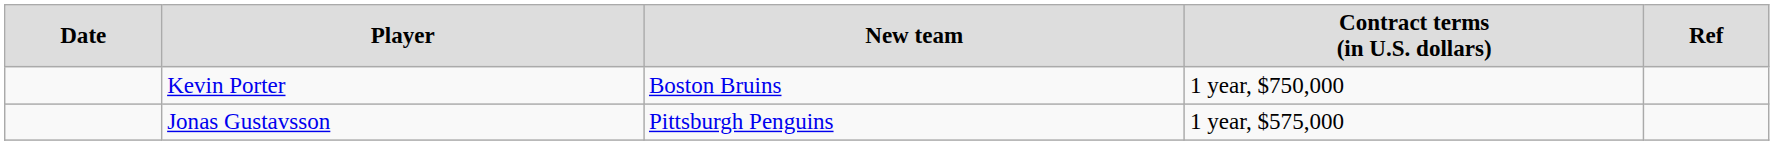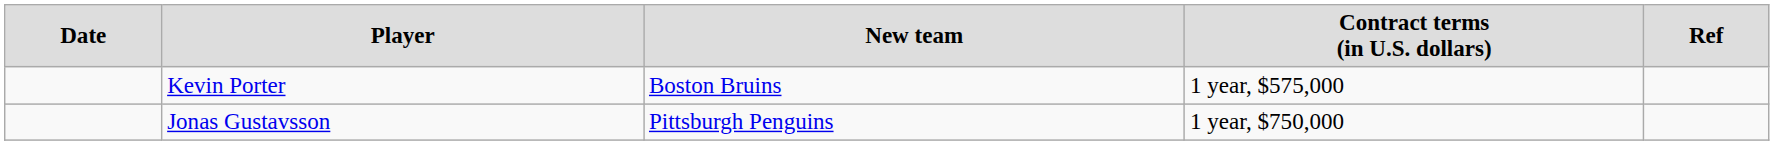(1267, 85) 1 year, $750,000 -> (1267, 85) 1 year, $575,000
(1267, 121) 1 year, $575,000 -> (1267, 121) 1 year, $750,000
